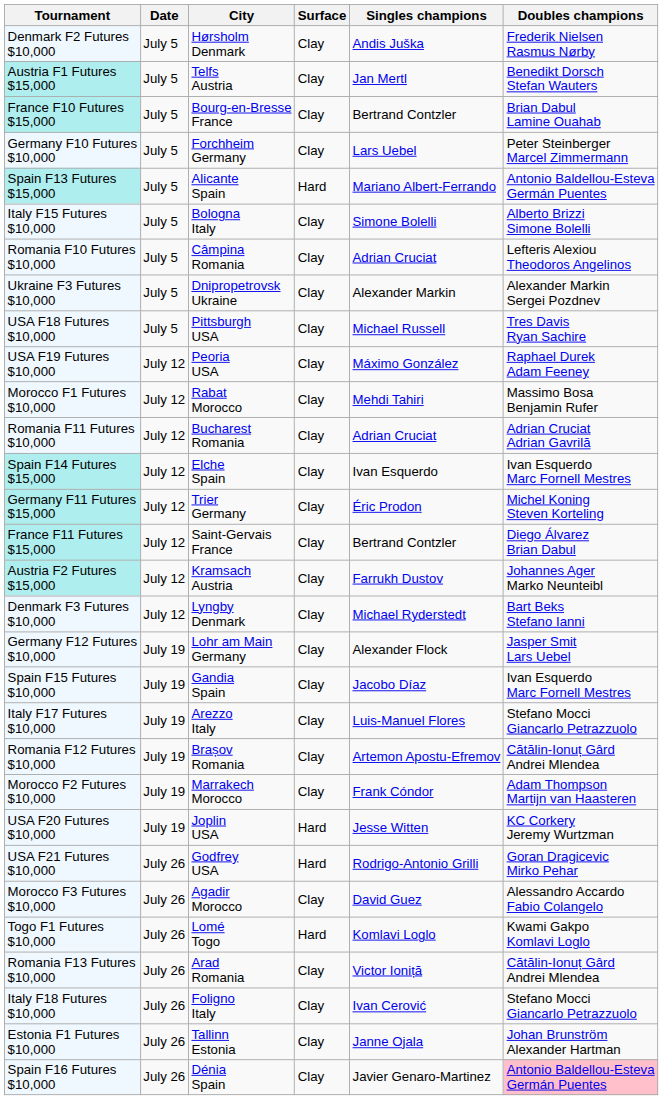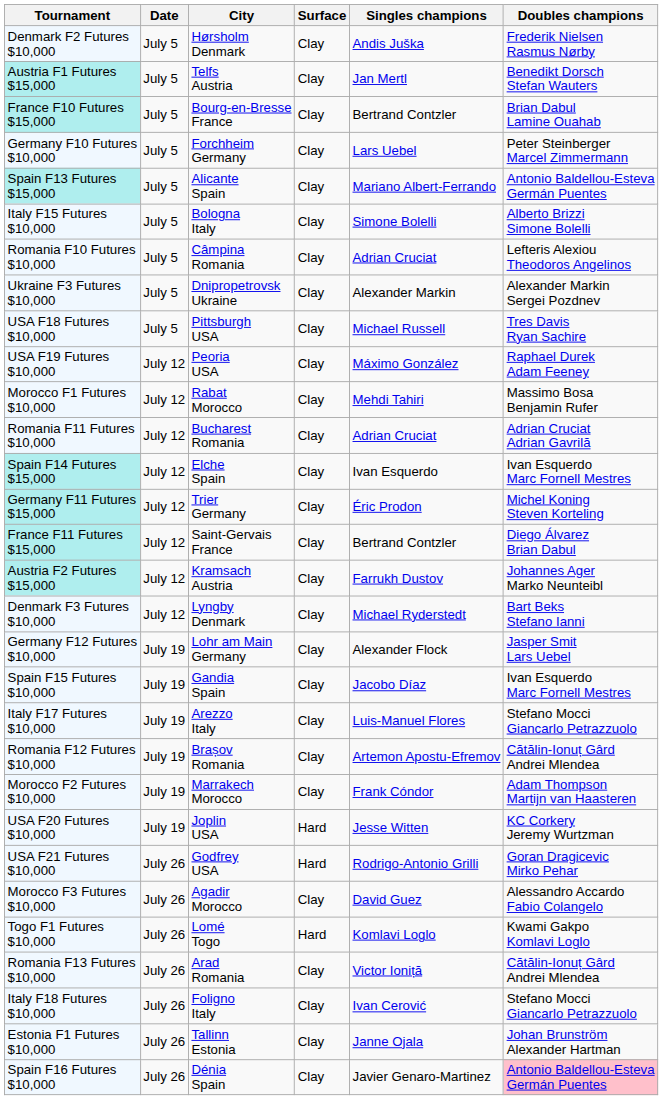(312, 186) Hard -> (311, 186) Clay
